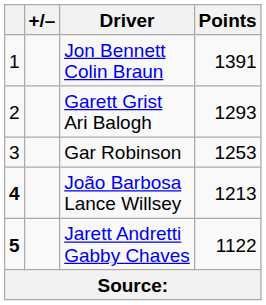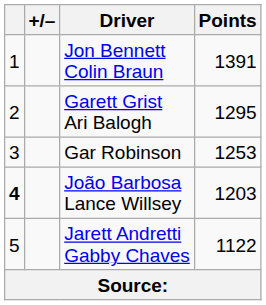(236, 112) 1293 -> (236, 112) 1295
(236, 193) 1213 -> (236, 193) 1203
(14, 245) bold -> (14, 245) normal
